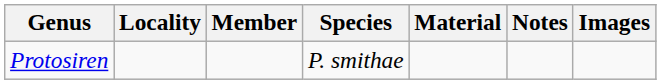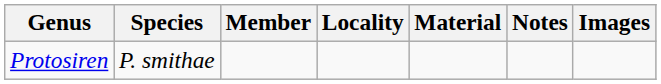columns swapped: (356, 23) <-> (160, 23)
